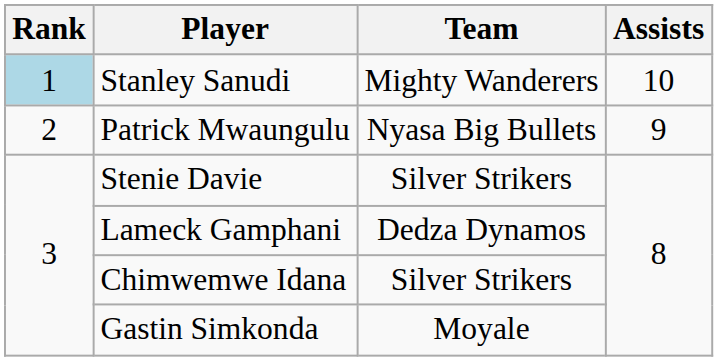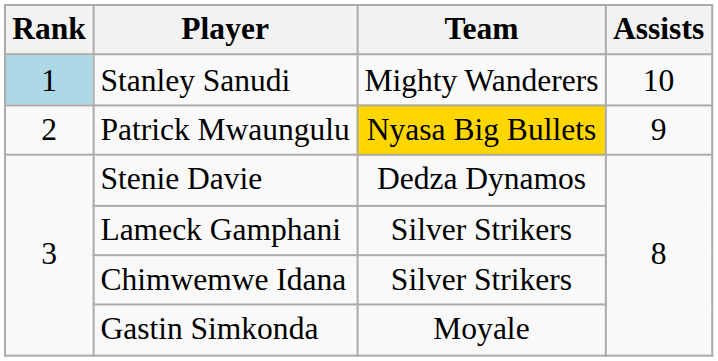(481, 129) no background -> (481, 129) gold background
(481, 179) Silver Strikers -> (481, 179) Dedza Dynamos
(481, 229) Dedza Dynamos -> (481, 229) Silver Strikers
